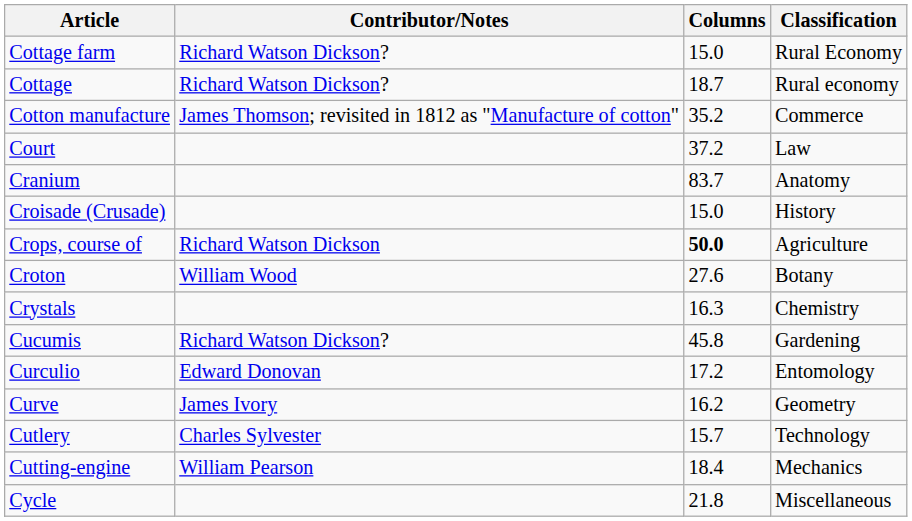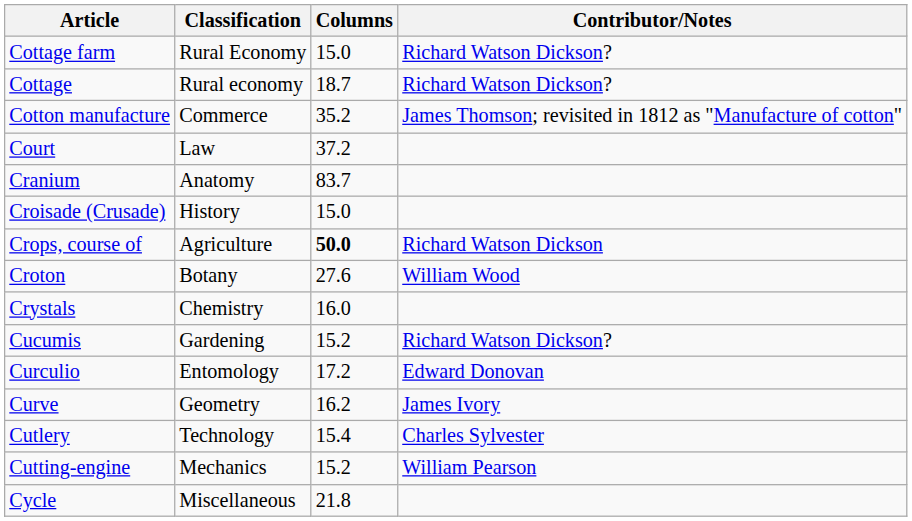columns swapped: (839, 20) <-> (429, 20)
(706, 308) 16.3 -> (333, 308) 16.0
(706, 340) 45.8 -> (333, 340) 15.2
(706, 436) 15.7 -> (333, 436) 15.4
(706, 468) 18.4 -> (333, 468) 15.2
